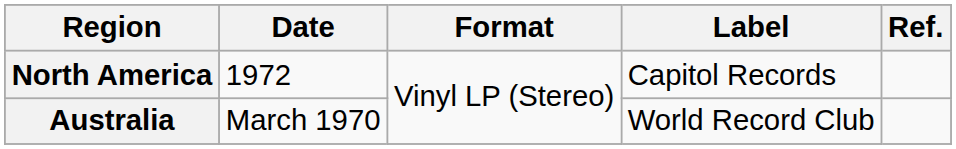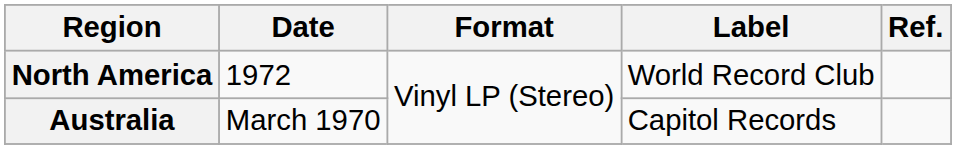(732, 74) Capitol Records -> (751, 74) World Record Club
(751, 120) World Record Club -> (732, 120) Capitol Records
